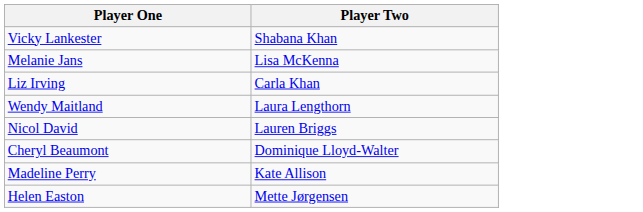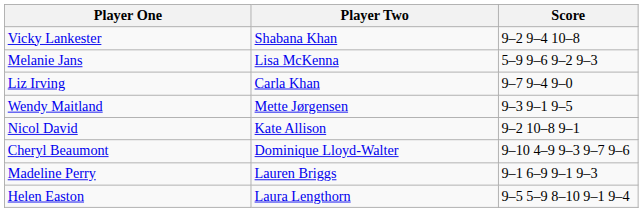+ column: (568, 15)
(303, 106) Laura Lengthorn -> (301, 106) Mette Jørgensen
(296, 128) Lauren Briggs -> (290, 128) Kate Allison
(290, 173) Kate Allison -> (296, 173) Lauren Briggs
(301, 196) Mette Jørgensen -> (303, 196) Laura Lengthorn
